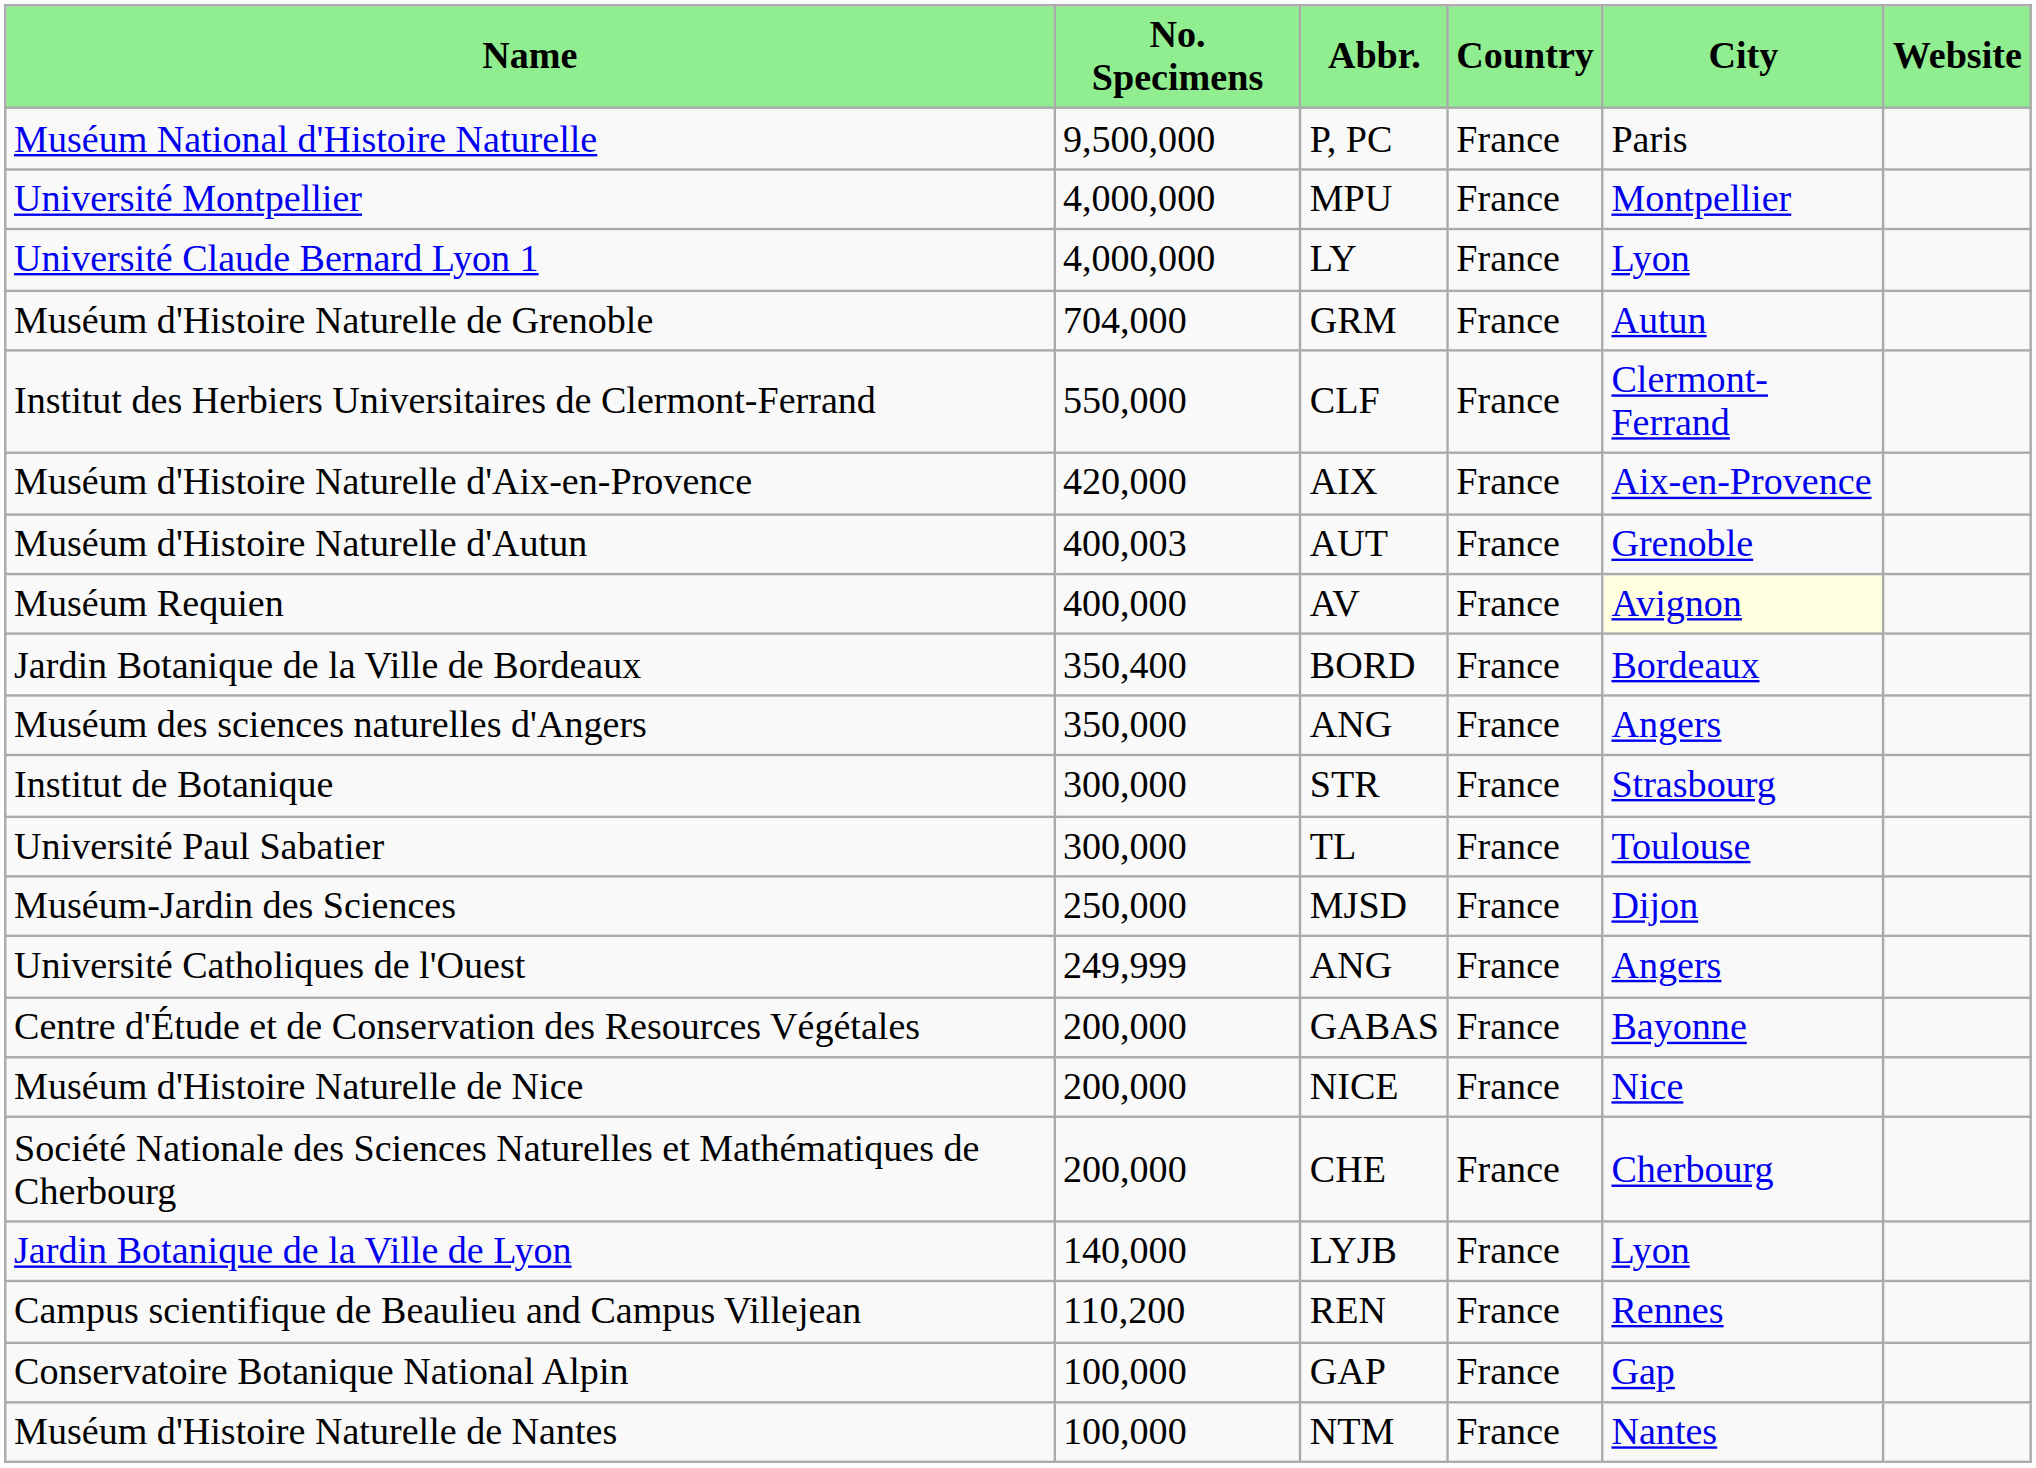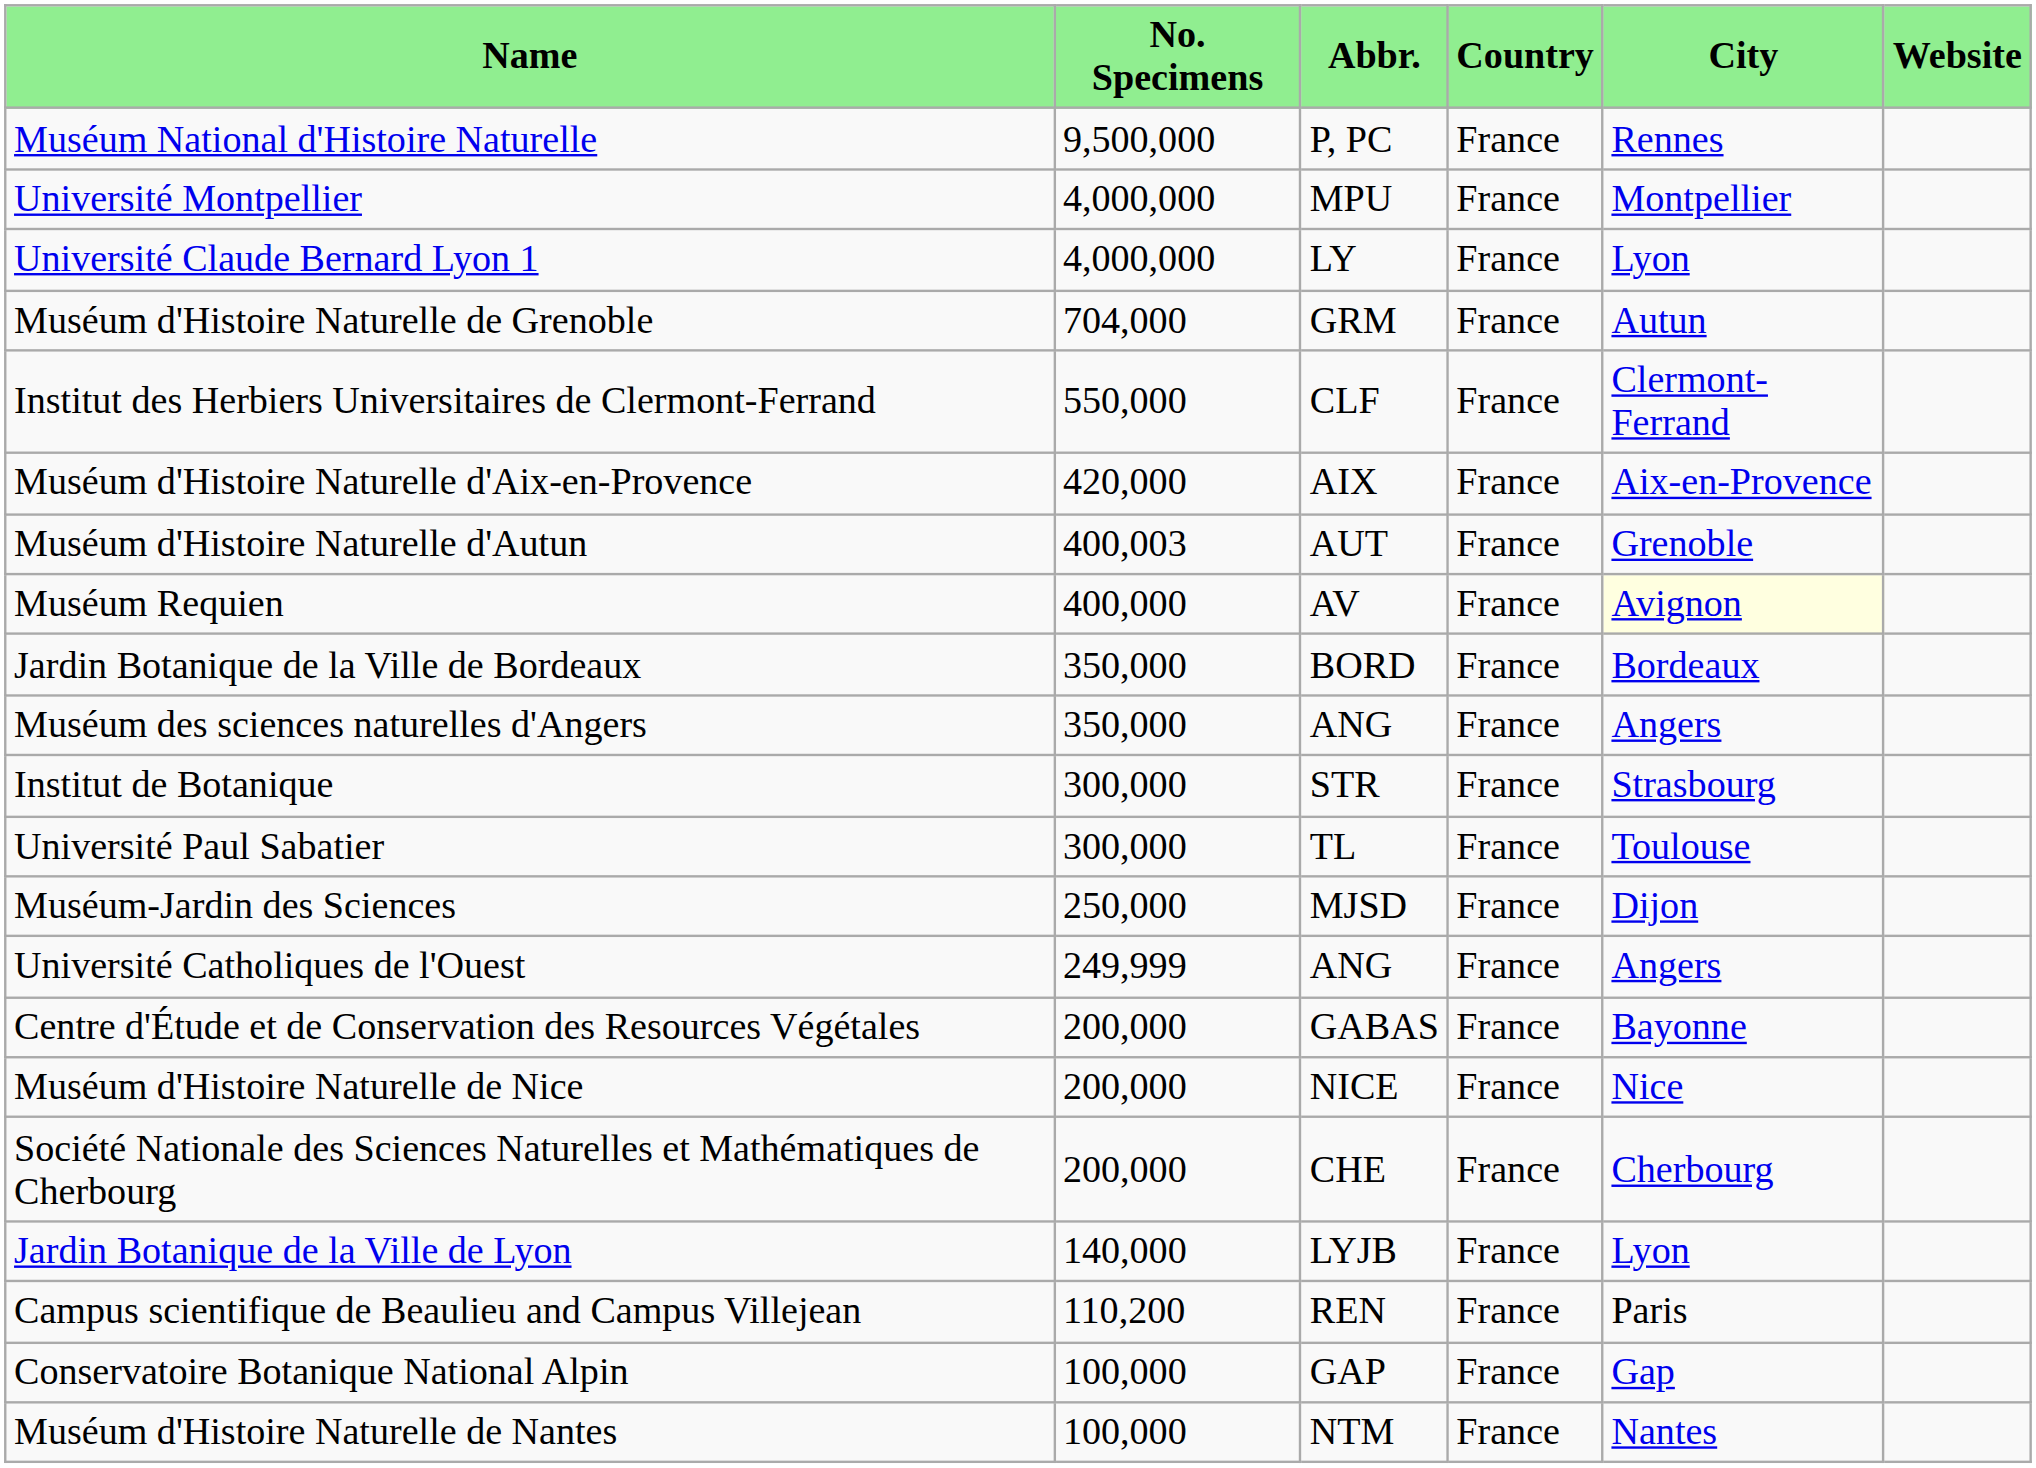(1650, 138) Paris -> (1667, 138) Rennes
(1125, 663) 350,400 -> (1125, 663) 350,000
(1667, 1310) Rennes -> (1650, 1310) Paris
